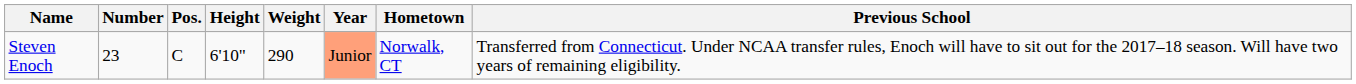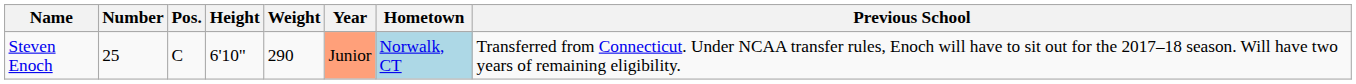(111, 55) 23 -> (111, 55) 25
(412, 55) no background -> (412, 55) lightblue background
